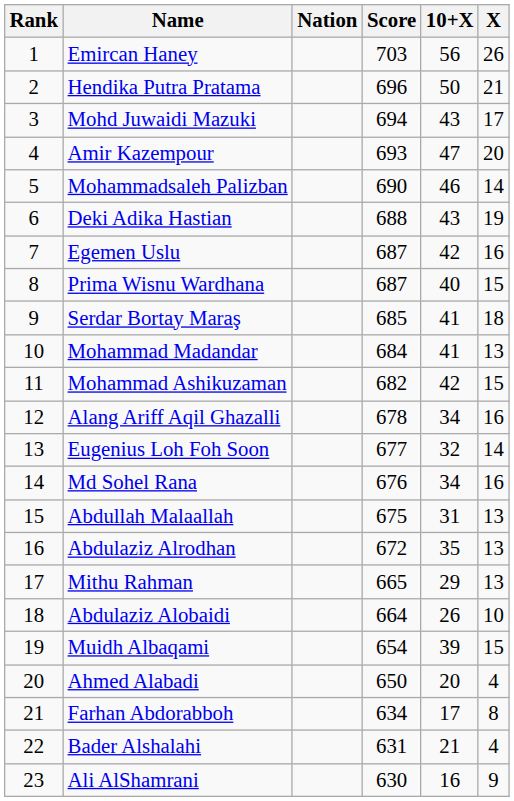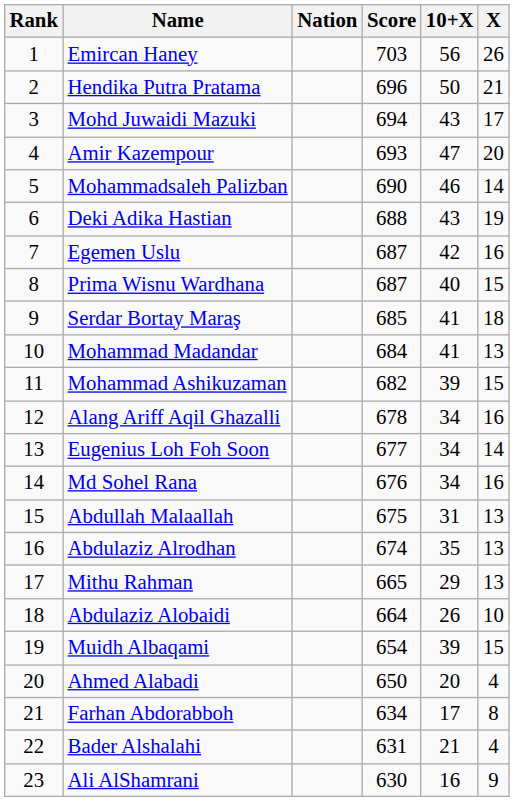(450, 383) 42 -> (450, 383) 39
(450, 449) 32 -> (450, 449) 34
(392, 548) 672 -> (392, 548) 674
